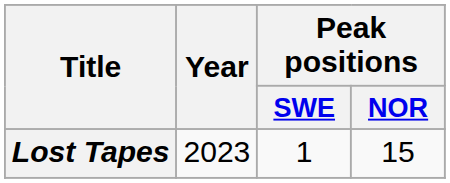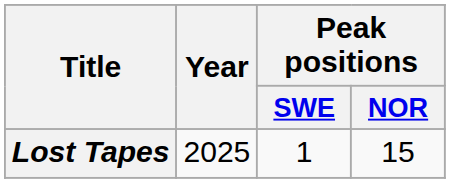(217, 152) 2023 -> (217, 152) 2025
